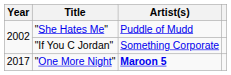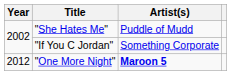(18, 62) 2017 -> (18, 62) 2012
